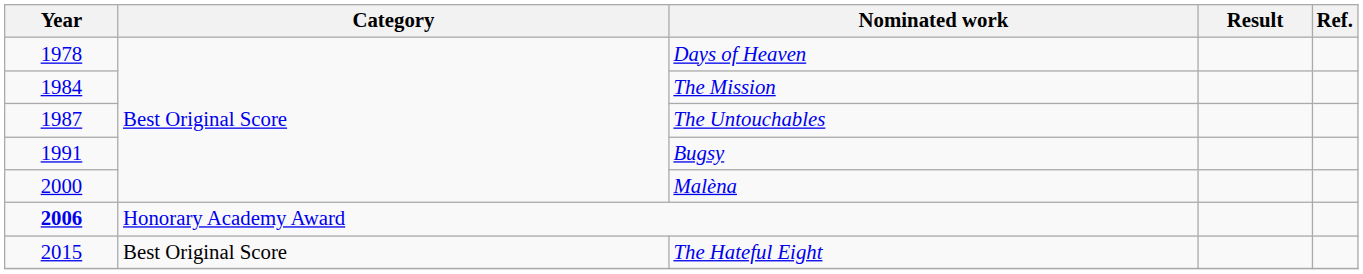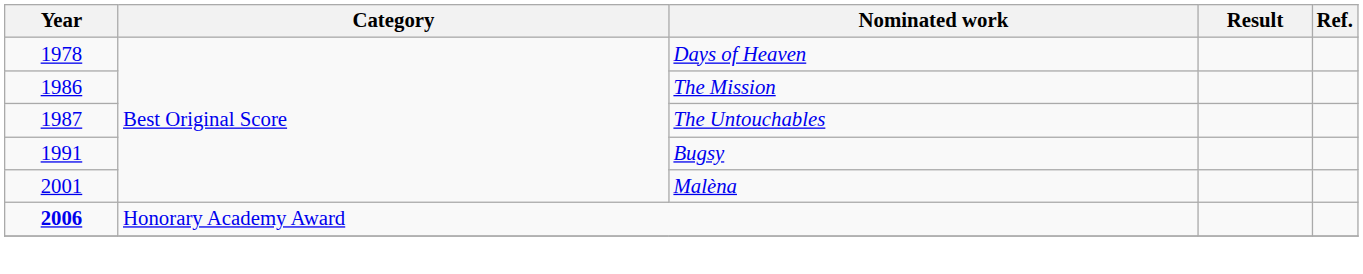(61, 86) 1984 -> (61, 86) 1986
(61, 185) 2000 -> (61, 185) 2001
- row: (748, 251)
